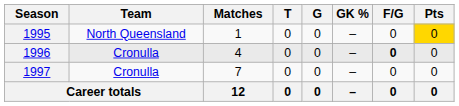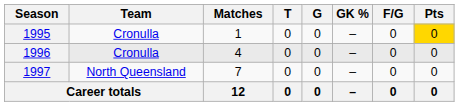(136, 34) North Queensland -> (136, 34) Cronulla
(393, 53) bold -> (393, 53) normal
(136, 72) Cronulla -> (136, 72) North Queensland
